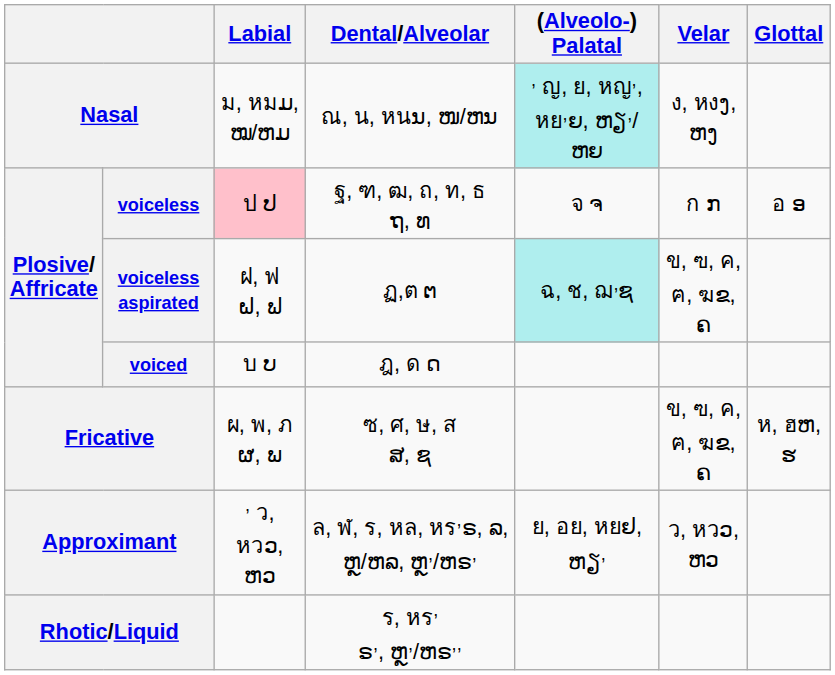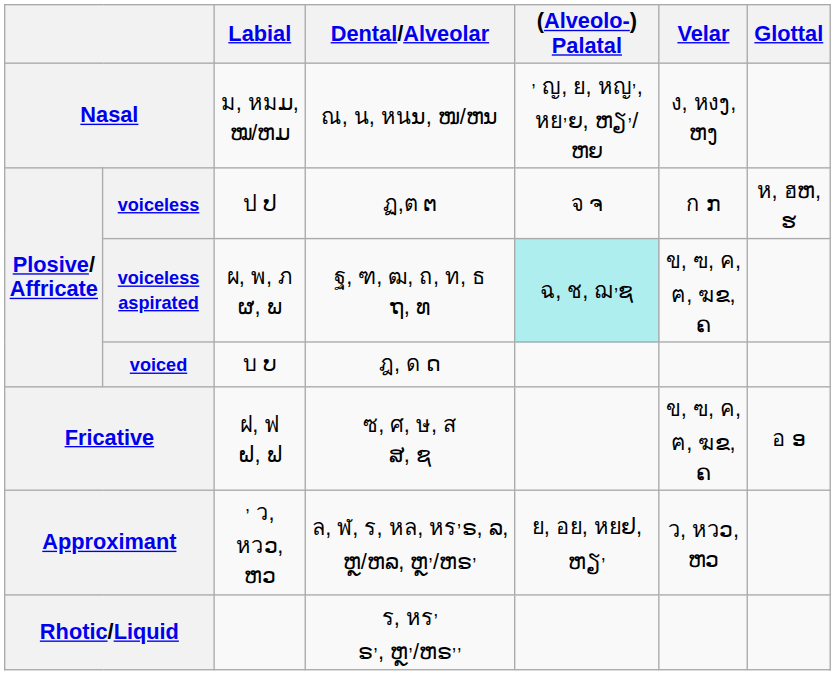(587, 115) paleturquoise background -> (587, 115) no background
(260, 203) pink background -> (260, 203) no background
(410, 205) ฐ, ฑ, ฒ, ถ, ท, ธ ຖ, ທ -> (410, 203) ฏ,ต ຕ
(789, 203) อ ອ -> (789, 205) ห, ฮຫ, ຮ
(260, 292) ฝ, ฟ ຝ, ຟ -> (260, 292) ผ, พ, ภ ຜ, ພ
(410, 290) ฏ,ต ຕ -> (410, 292) ฐ, ฑ, ฒ, ถ, ท, ธ ຖ, ທ
(260, 440) ผ, พ, ภ ຜ, ພ -> (260, 440) ฝ, ฟ ຝ, ຟ
(789, 440) ห, ฮຫ, ຮ -> (789, 438) อ ອ
